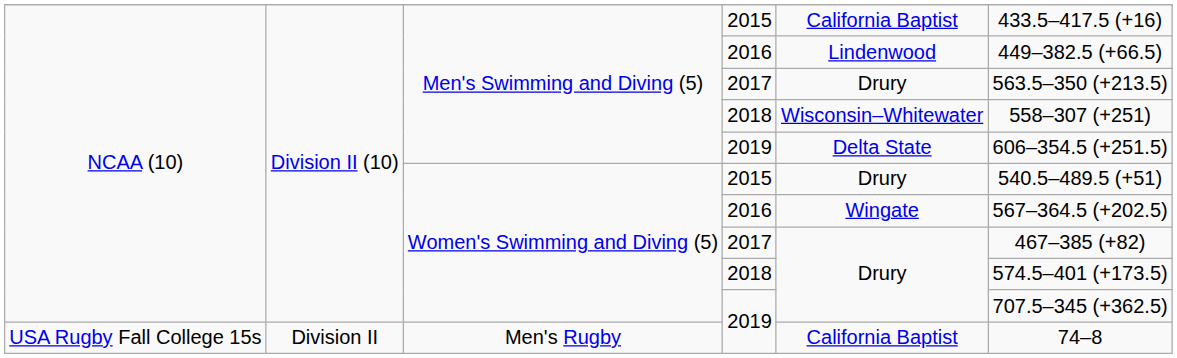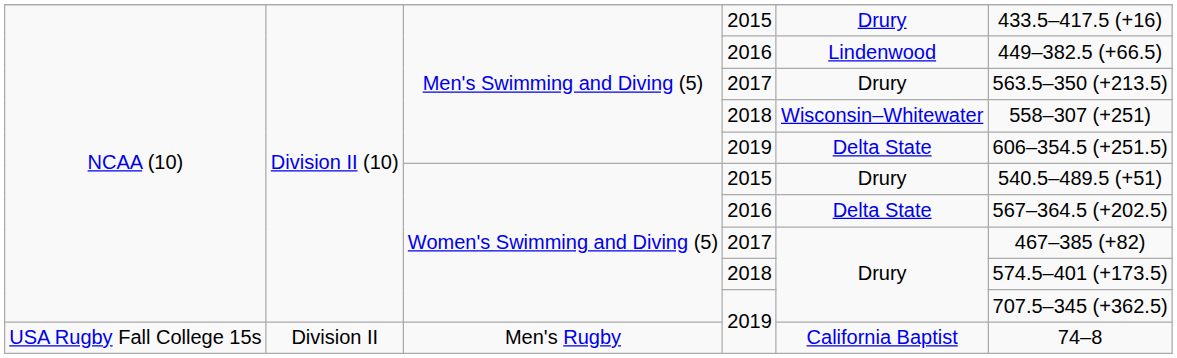(882, 20) California Baptist -> (882, 20) Drury
(882, 210) Wingate -> (882, 210) Delta State
